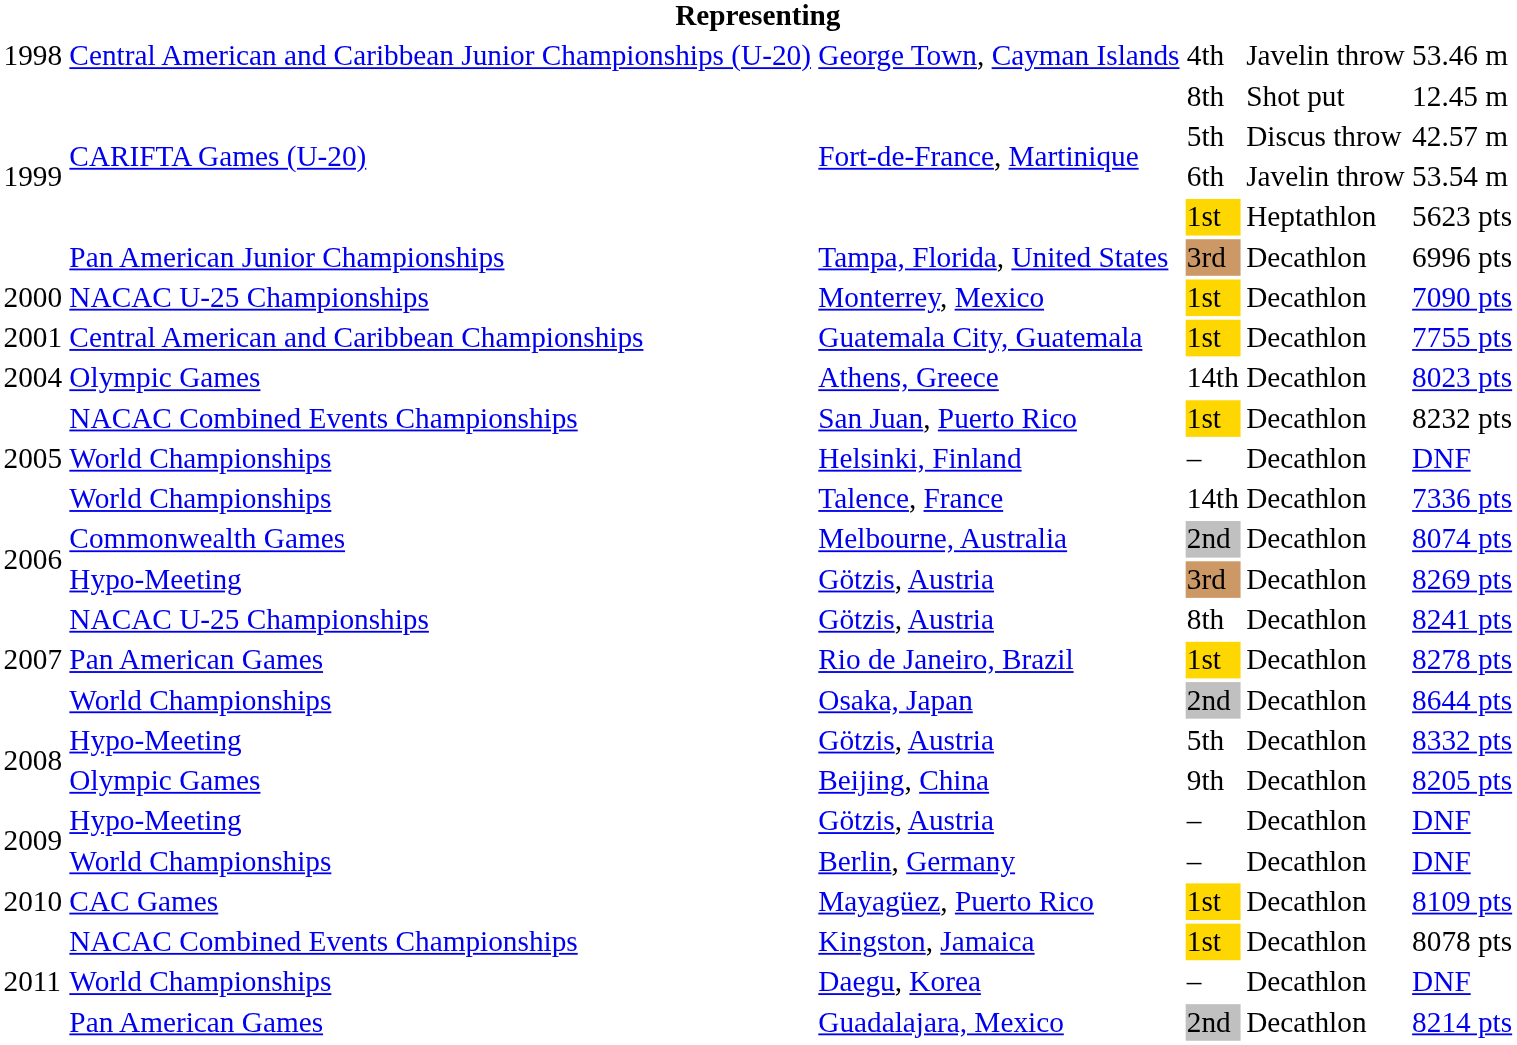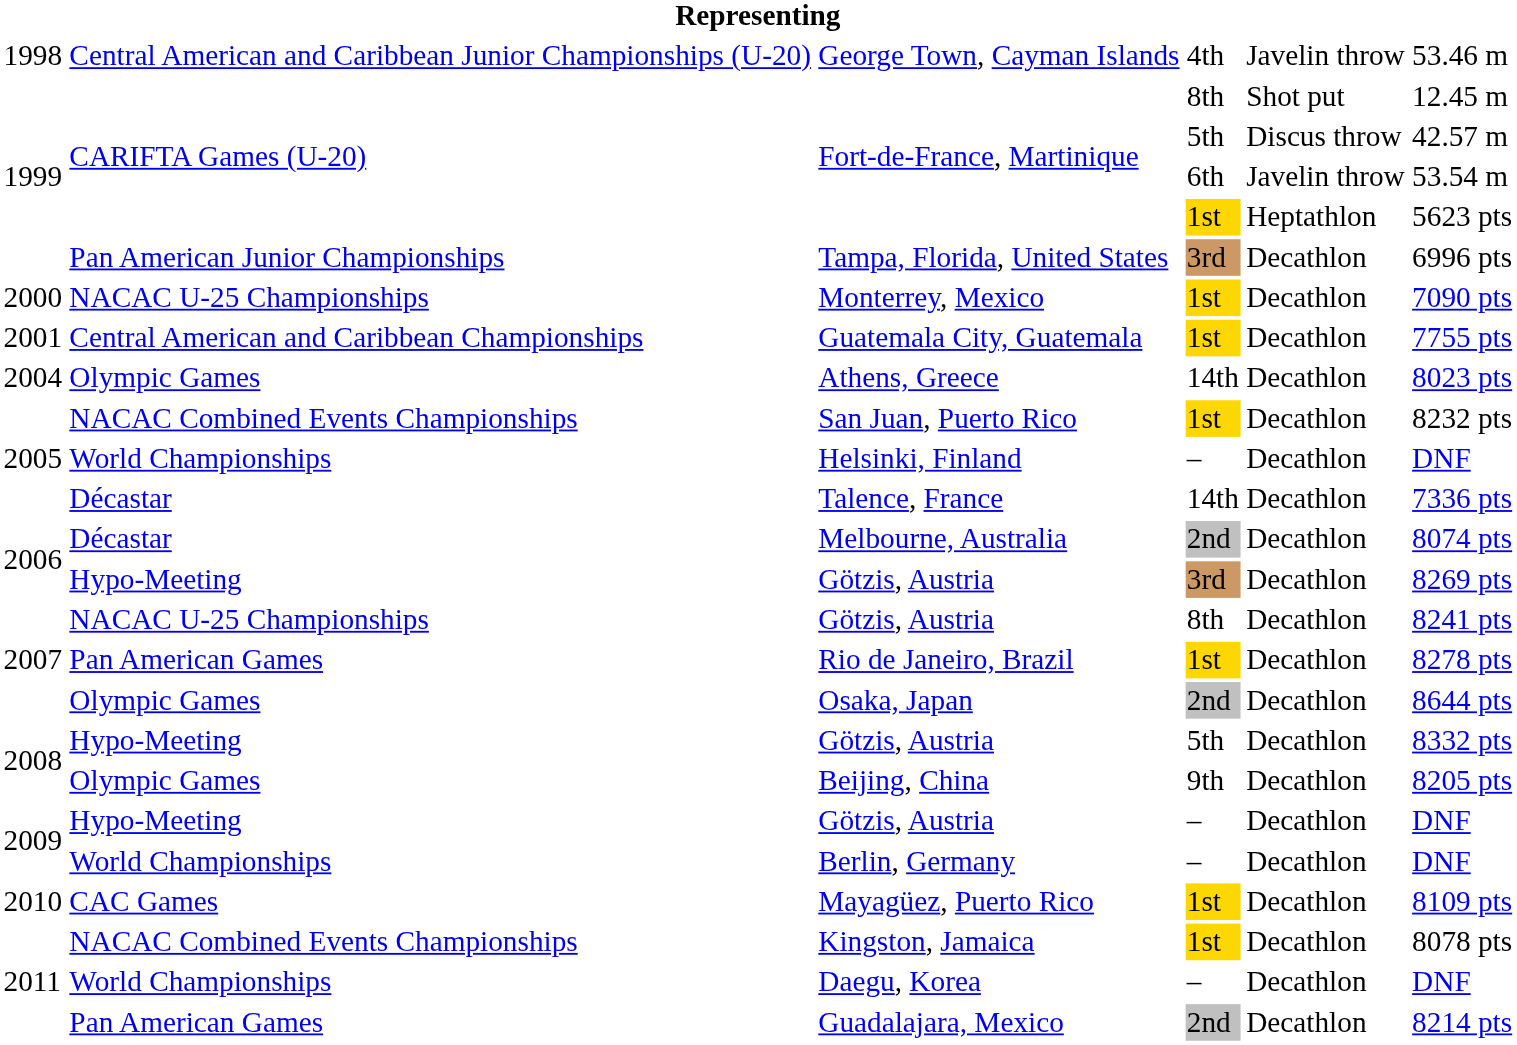(200, 498) World Championships -> (121, 498) Décastar
(207, 538) Commonwealth Games -> (121, 538) Décastar
(200, 699) World Championships -> (165, 699) Olympic Games
